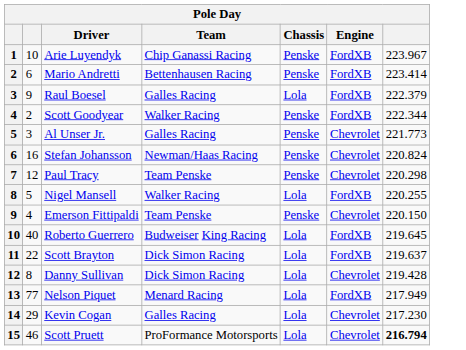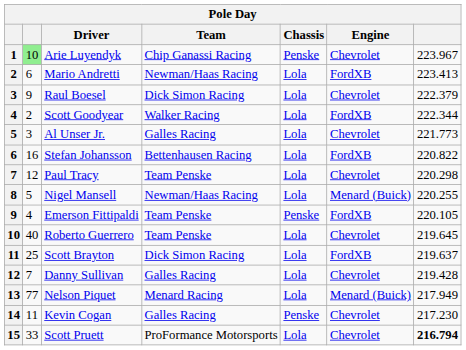(32, 54) no background -> (32, 54) lightgreen background
(351, 54) FordXB -> (355, 54) Chevrolet
(198, 74) Bettenhausen Racing -> (201, 74) Newman/Haas Racing
(301, 74) Penske -> (295, 74) Lola
(406, 74) 223.414 -> (437, 74) 223.413
(180, 94) Galles Racing -> (194, 94) Dick Simon Racing
(351, 94) FordXB -> (355, 94) Chevrolet
(301, 114) Penske -> (295, 114) Lola
(301, 134) Penske -> (295, 134) Lola
(201, 154) Newman/Haas Racing -> (198, 154) Bettenhausen Racing
(301, 154) Penske -> (295, 154) Lola
(355, 154) Chevrolet -> (351, 154) FordXB
(406, 154) 220.824 -> (437, 154) 220.822
(301, 174) Penske -> (295, 174) Lola
(182, 194) Walker Racing -> (201, 194) Newman/Haas Racing
(351, 194) FordXB -> (371, 194) Menard (Buick)
(355, 214) Chevrolet -> (351, 214) FordXB
(406, 214) 220.150 -> (437, 214) 220.105
(205, 235) Budweiser King Racing -> (178, 235) Team Penske
(351, 235) FordXB -> (355, 235) Chevrolet
(32, 255) 22 -> (32, 255) 25
(29, 275) 8 -> (29, 275) 7
(194, 275) Dick Simon Racing -> (180, 275) Galles Racing
(351, 295) FordXB -> (371, 295) Menard (Buick)
(32, 315) 29 -> (32, 315) 11
(295, 315) Lola -> (301, 315) Penske
(32, 335) 46 -> (32, 335) 33
